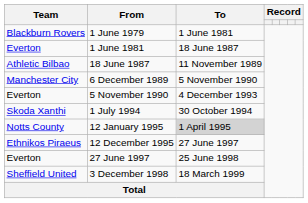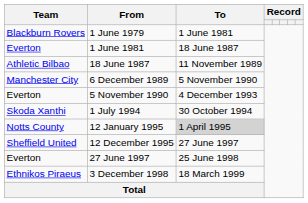(44, 142) Ethnikos Piraeus -> (42, 142) Sheffield United
(42, 174) Sheffield United -> (44, 174) Ethnikos Piraeus
